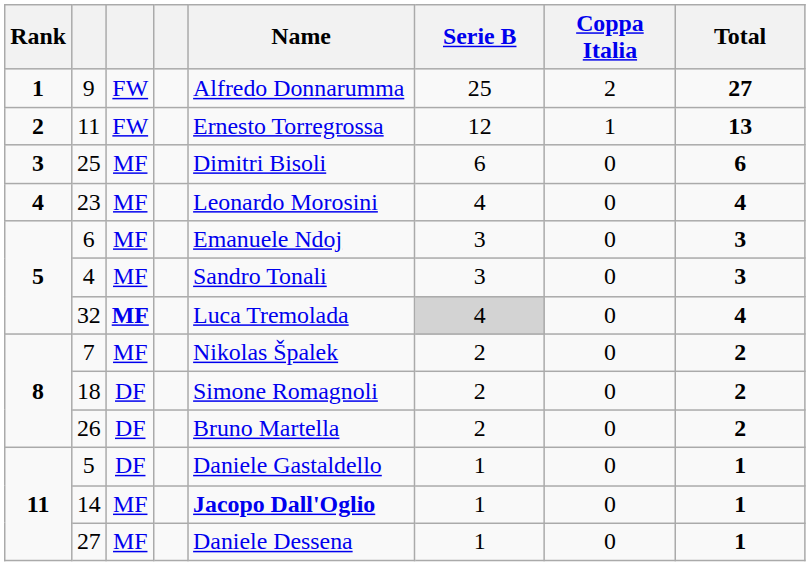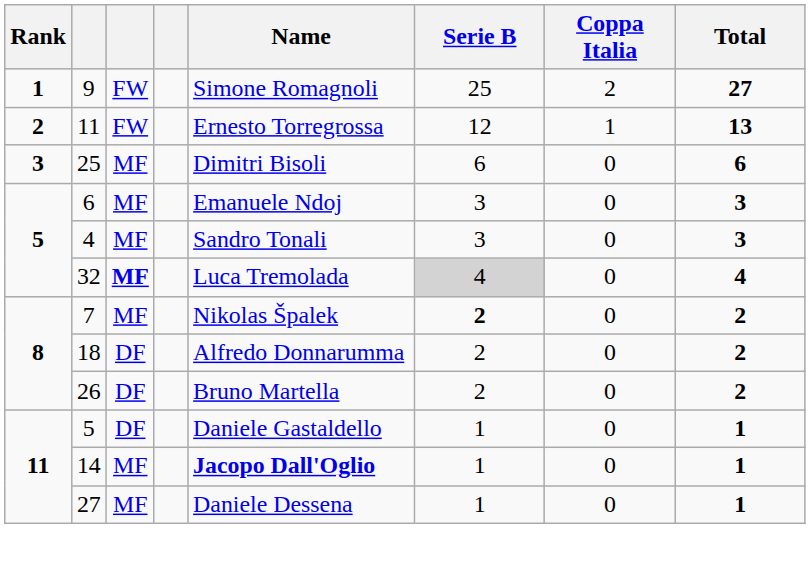(299, 88) Alfredo Donnarumma -> (285, 88) Simone Romagnoli
- row: (89, 201)
(480, 352) normal -> (480, 314) bold
(285, 390) Simone Romagnoli -> (299, 352) Alfredo Donnarumma
